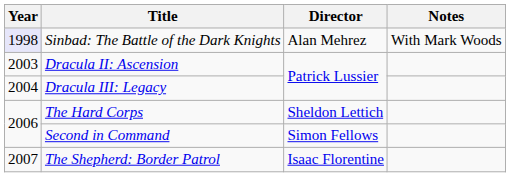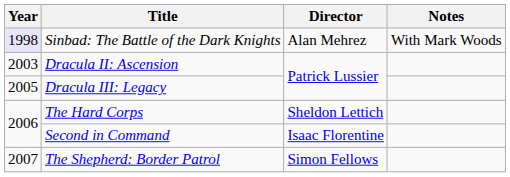(23, 87) 2004 -> (23, 87) 2005
(333, 135) Simon Fellows -> (336, 135) Isaac Florentine
(336, 159) Isaac Florentine -> (333, 159) Simon Fellows
